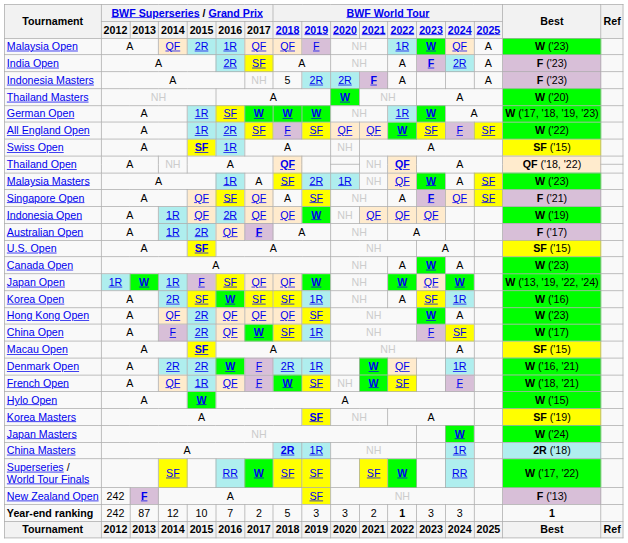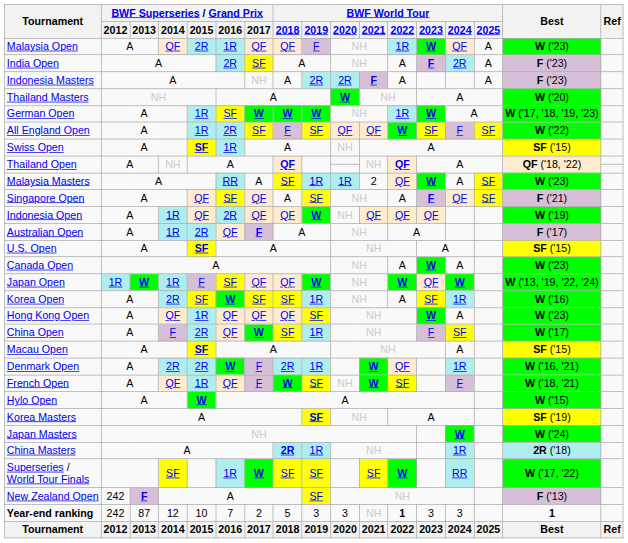(288, 81) 5 -> (288, 81) A
(230, 182) 1R -> (230, 182) RR
(316, 182) 2R -> (316, 182) 1R
(374, 182) NH -> (374, 182) 2
(202, 316) 2R -> (202, 316) 1R
(230, 474) RR -> (230, 474) 1R
(374, 513) 2 -> (374, 513) NH
